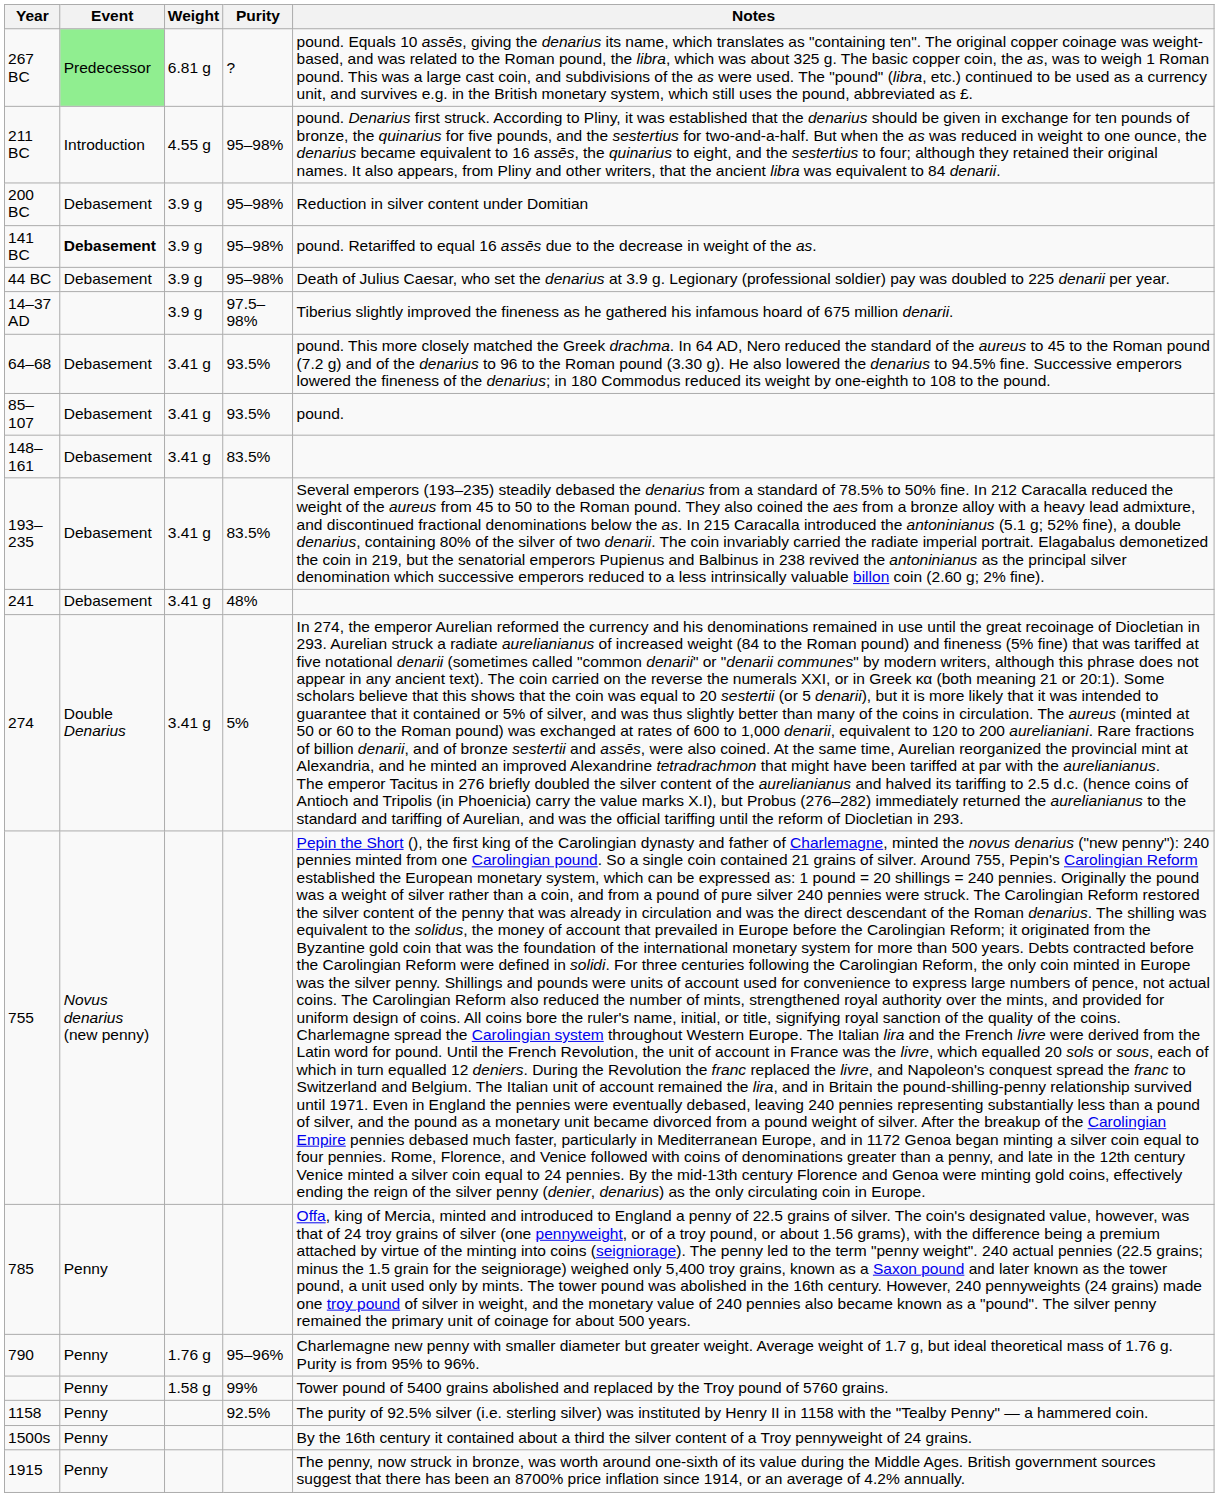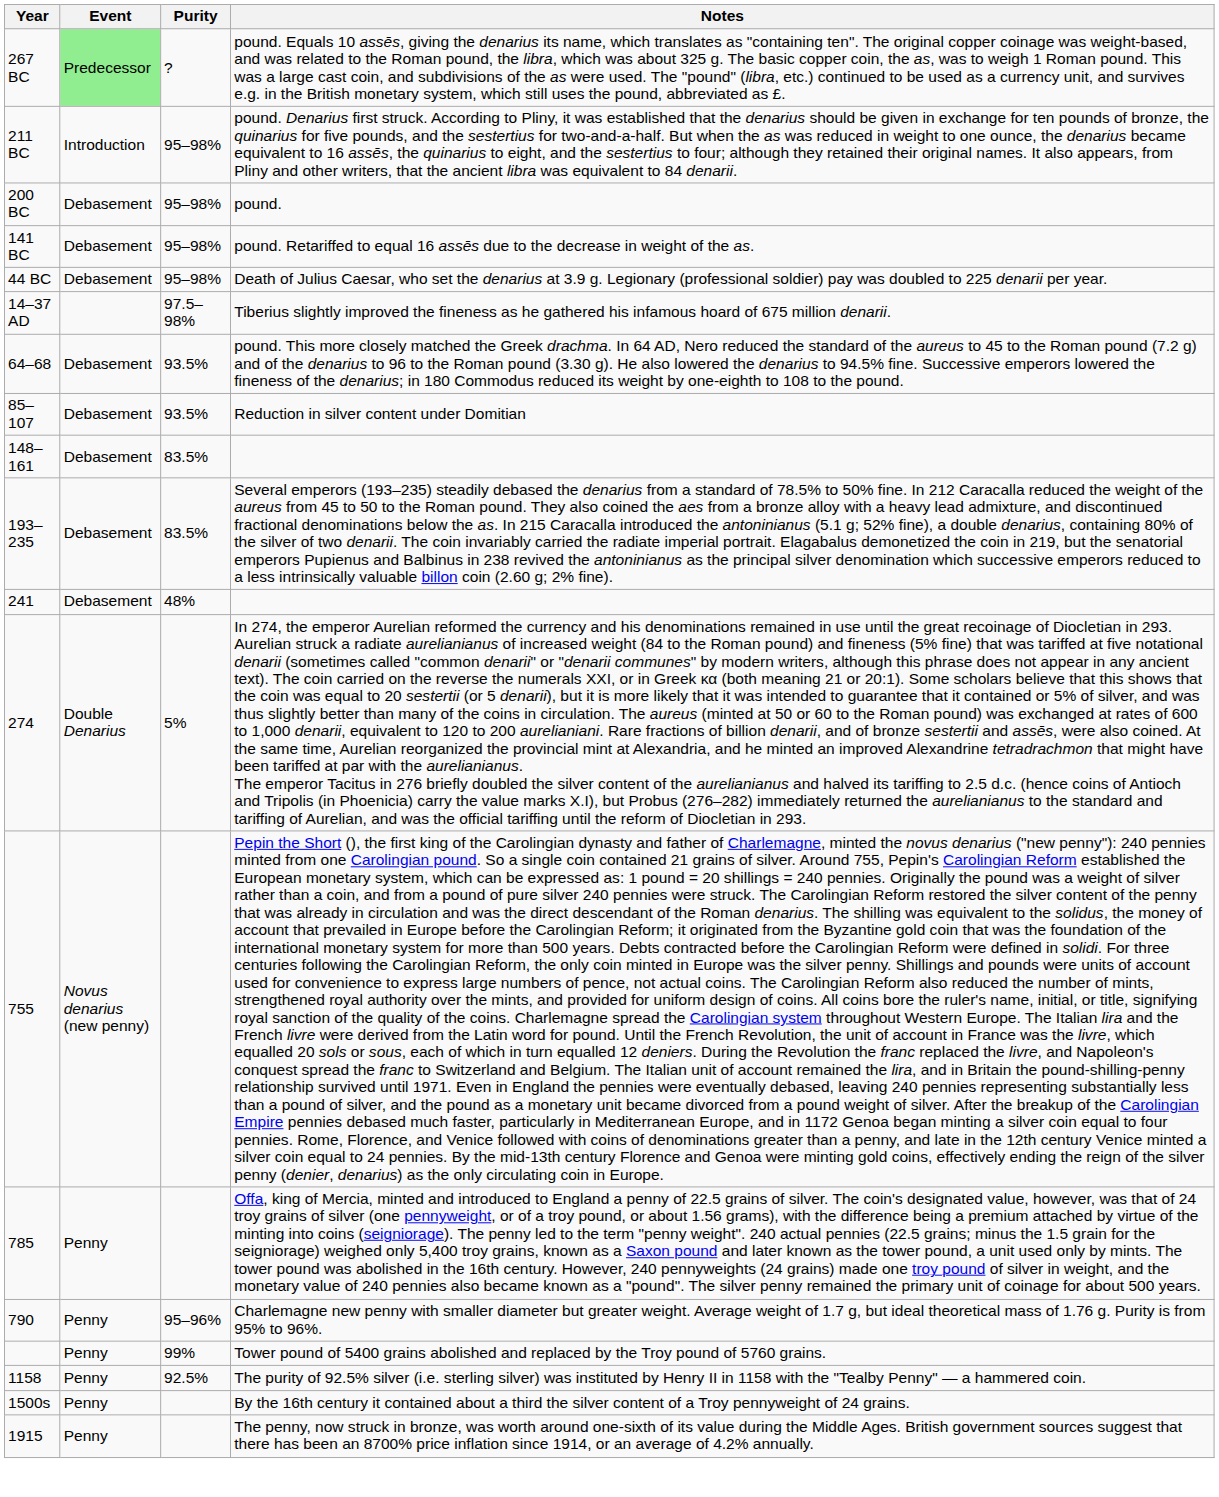- column: (194, 16)
(442, 204) Reduction in silver content under Domitian -> (258, 204) pound.
(110, 246) bold -> (108, 246) normal
(320, 414) pound. -> (380, 414) Reduction in silver content under Domitian
